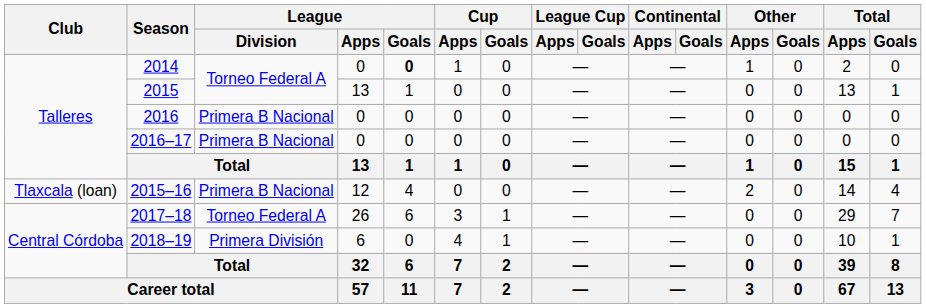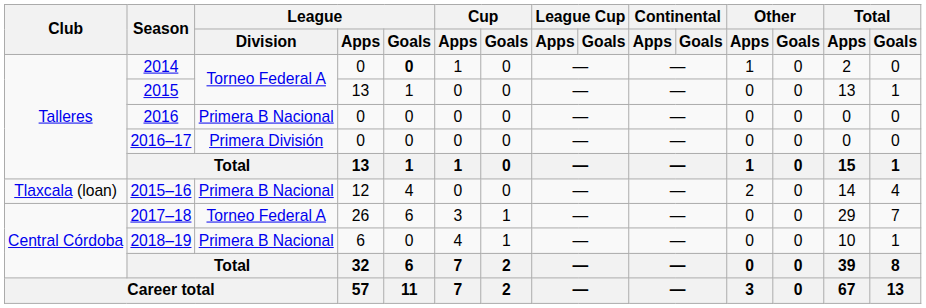(266, 141) Primera B Nacional -> (266, 141) Primera División
(266, 240) Primera División -> (266, 240) Primera B Nacional
